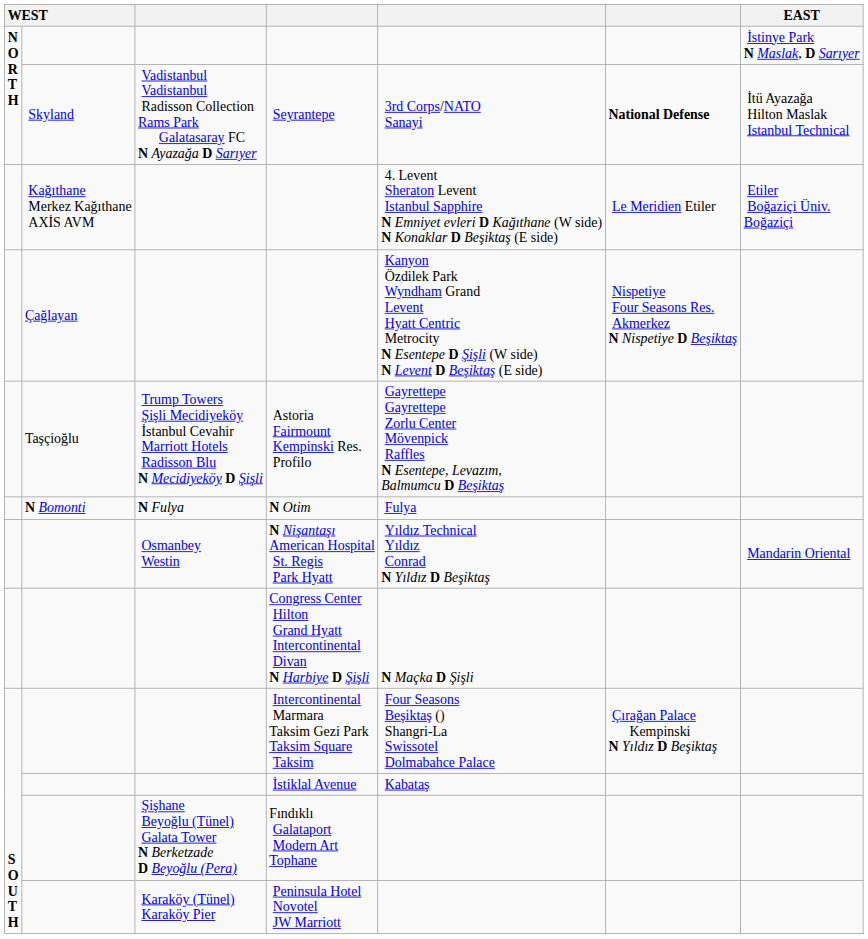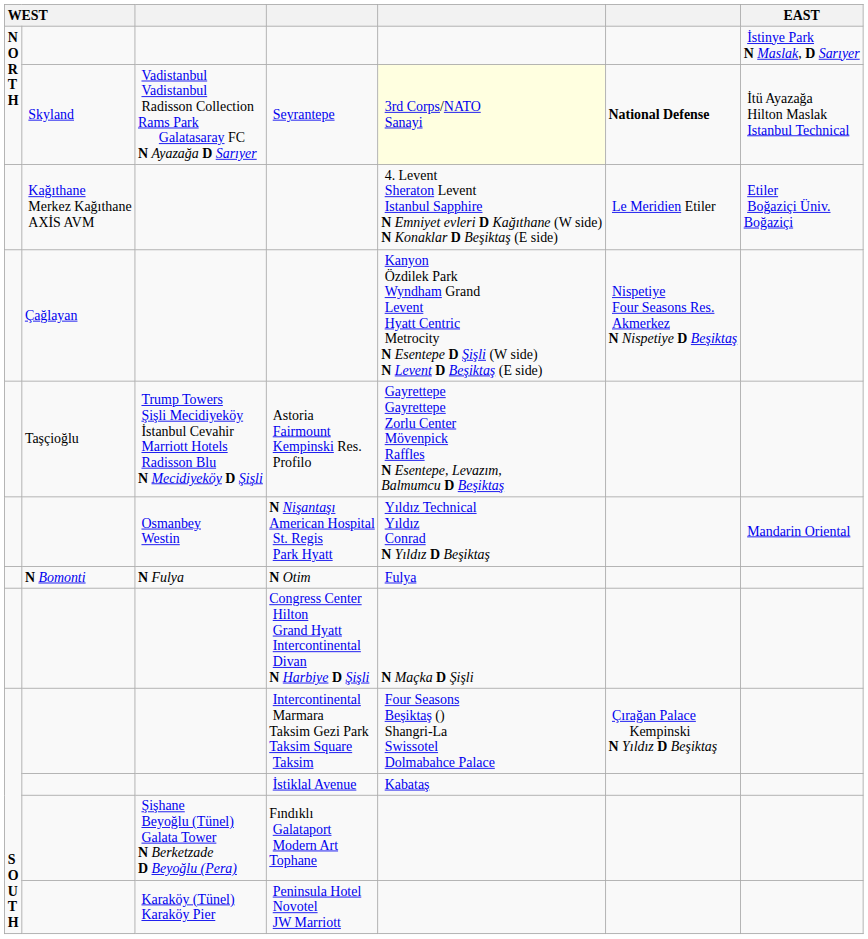(431, 114) no background -> (431, 114) lightyellow background
rows swapped: (55, 508) <-> (78, 554)
